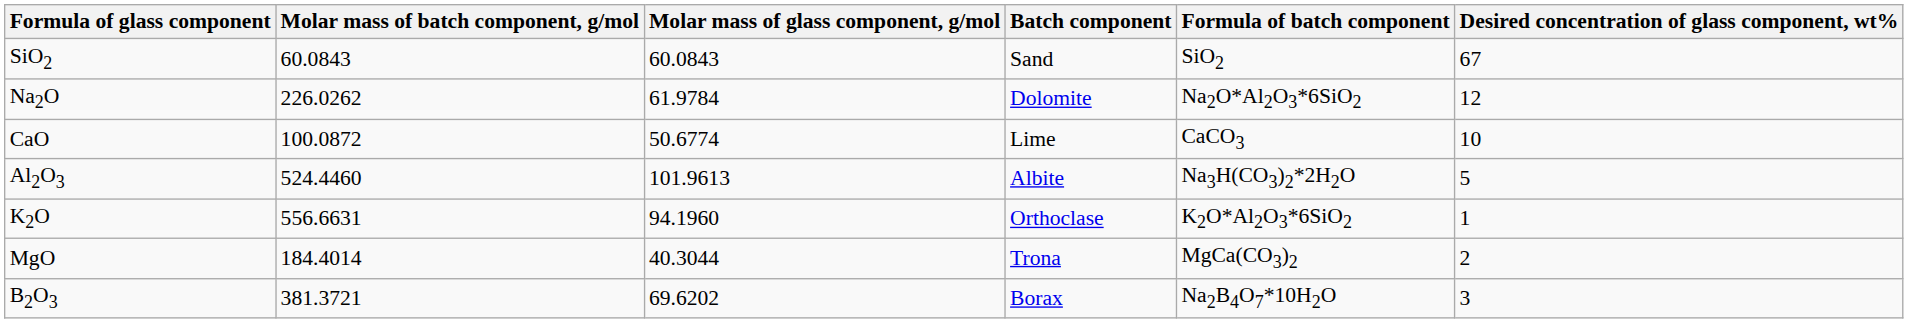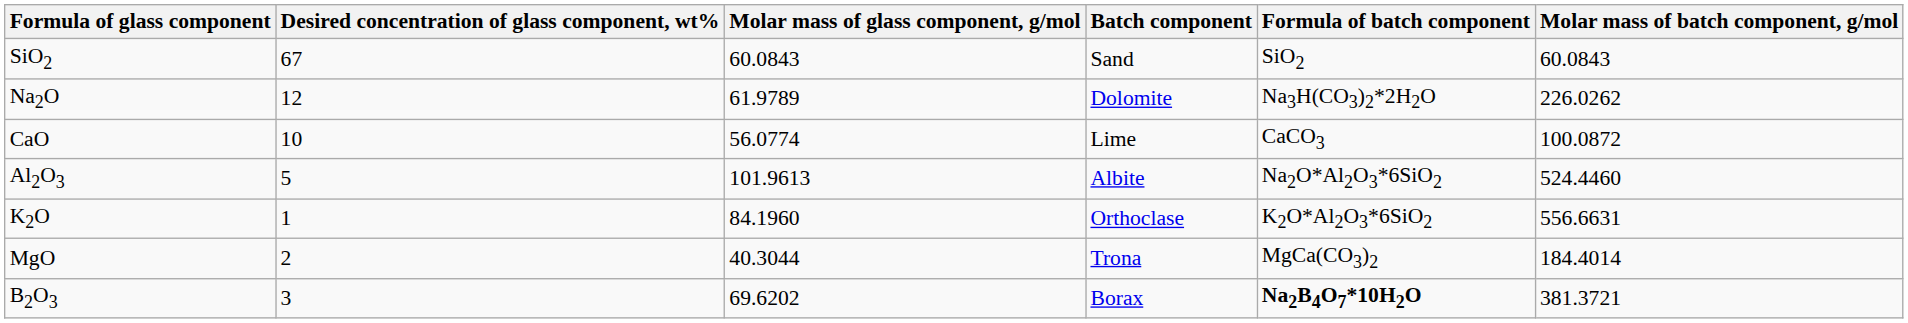columns swapped: (1679, 21) <-> (460, 21)
(684, 98) 61.9784 -> (764, 98) 61.9789
(1271, 98) Na2O*Al2O3*6SiO2 -> (1349, 98) Na3H(CO3)2*2H2O
(684, 138) 50.6774 -> (764, 138) 56.0774
(1268, 178) Na3H(CO3)2*2H2O -> (1352, 178) Na2O*Al2O3*6SiO2
(684, 218) 94.1960 -> (764, 218) 84.1960
(1259, 298) normal -> (1342, 298) bold
